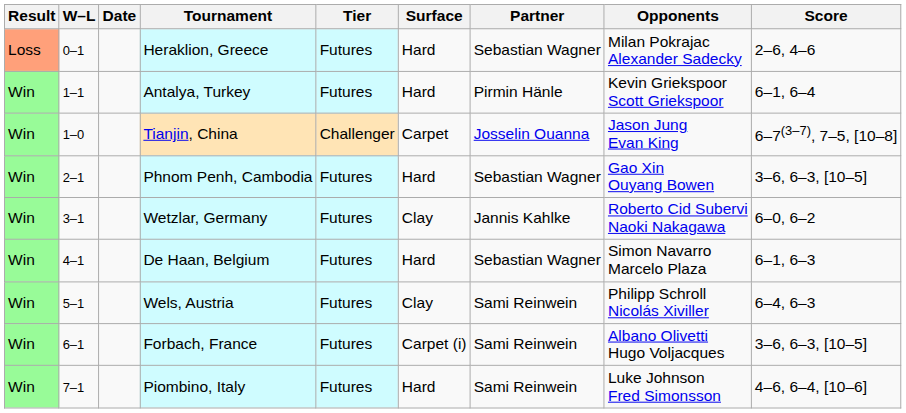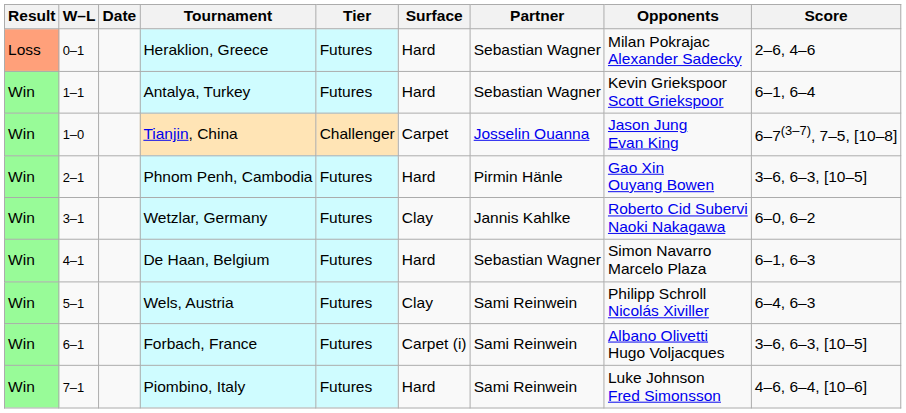(518, 92) Pirmin Hänle -> (537, 92) Sebastian Wagner
(537, 176) Sebastian Wagner -> (518, 176) Pirmin Hänle
